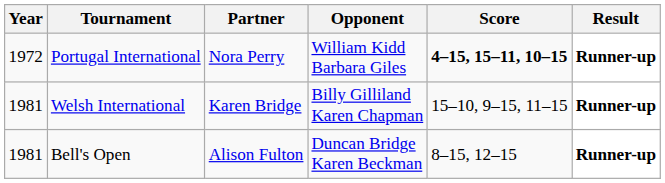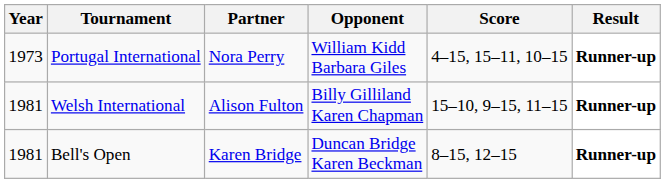(26, 57) 1972 -> (26, 57) 1973
(499, 57) bold -> (499, 57) normal
(255, 105) Karen Bridge -> (256, 105) Alison Fulton
(256, 154) Alison Fulton -> (255, 154) Karen Bridge
